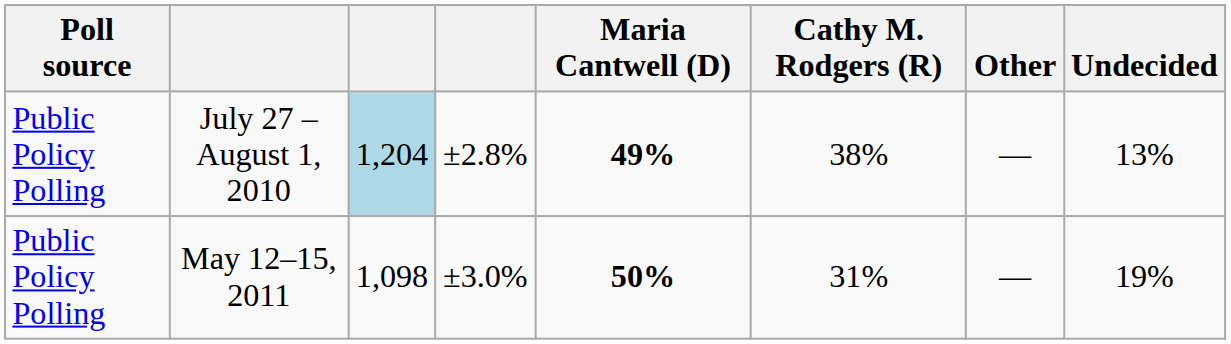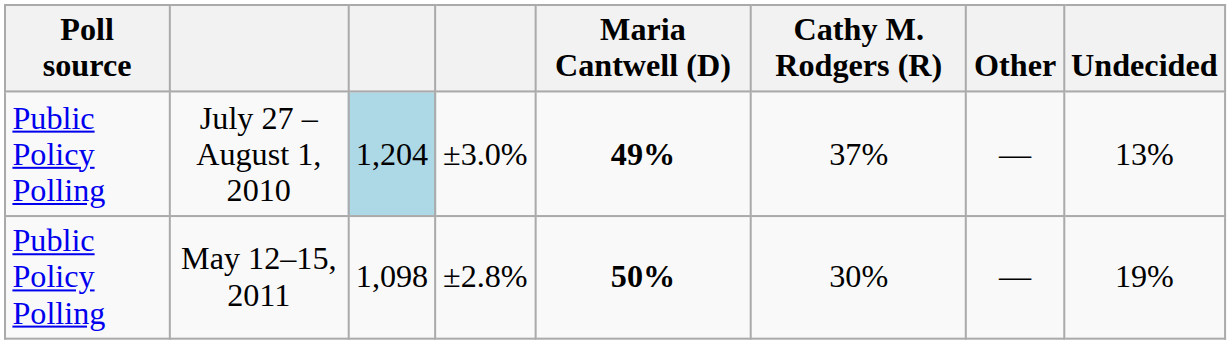(485, 153) ±2.8% -> (485, 153) ±3.0%
(859, 153) 38% -> (859, 153) 37%
(485, 276) ±3.0% -> (485, 276) ±2.8%
(859, 276) 31% -> (859, 276) 30%
